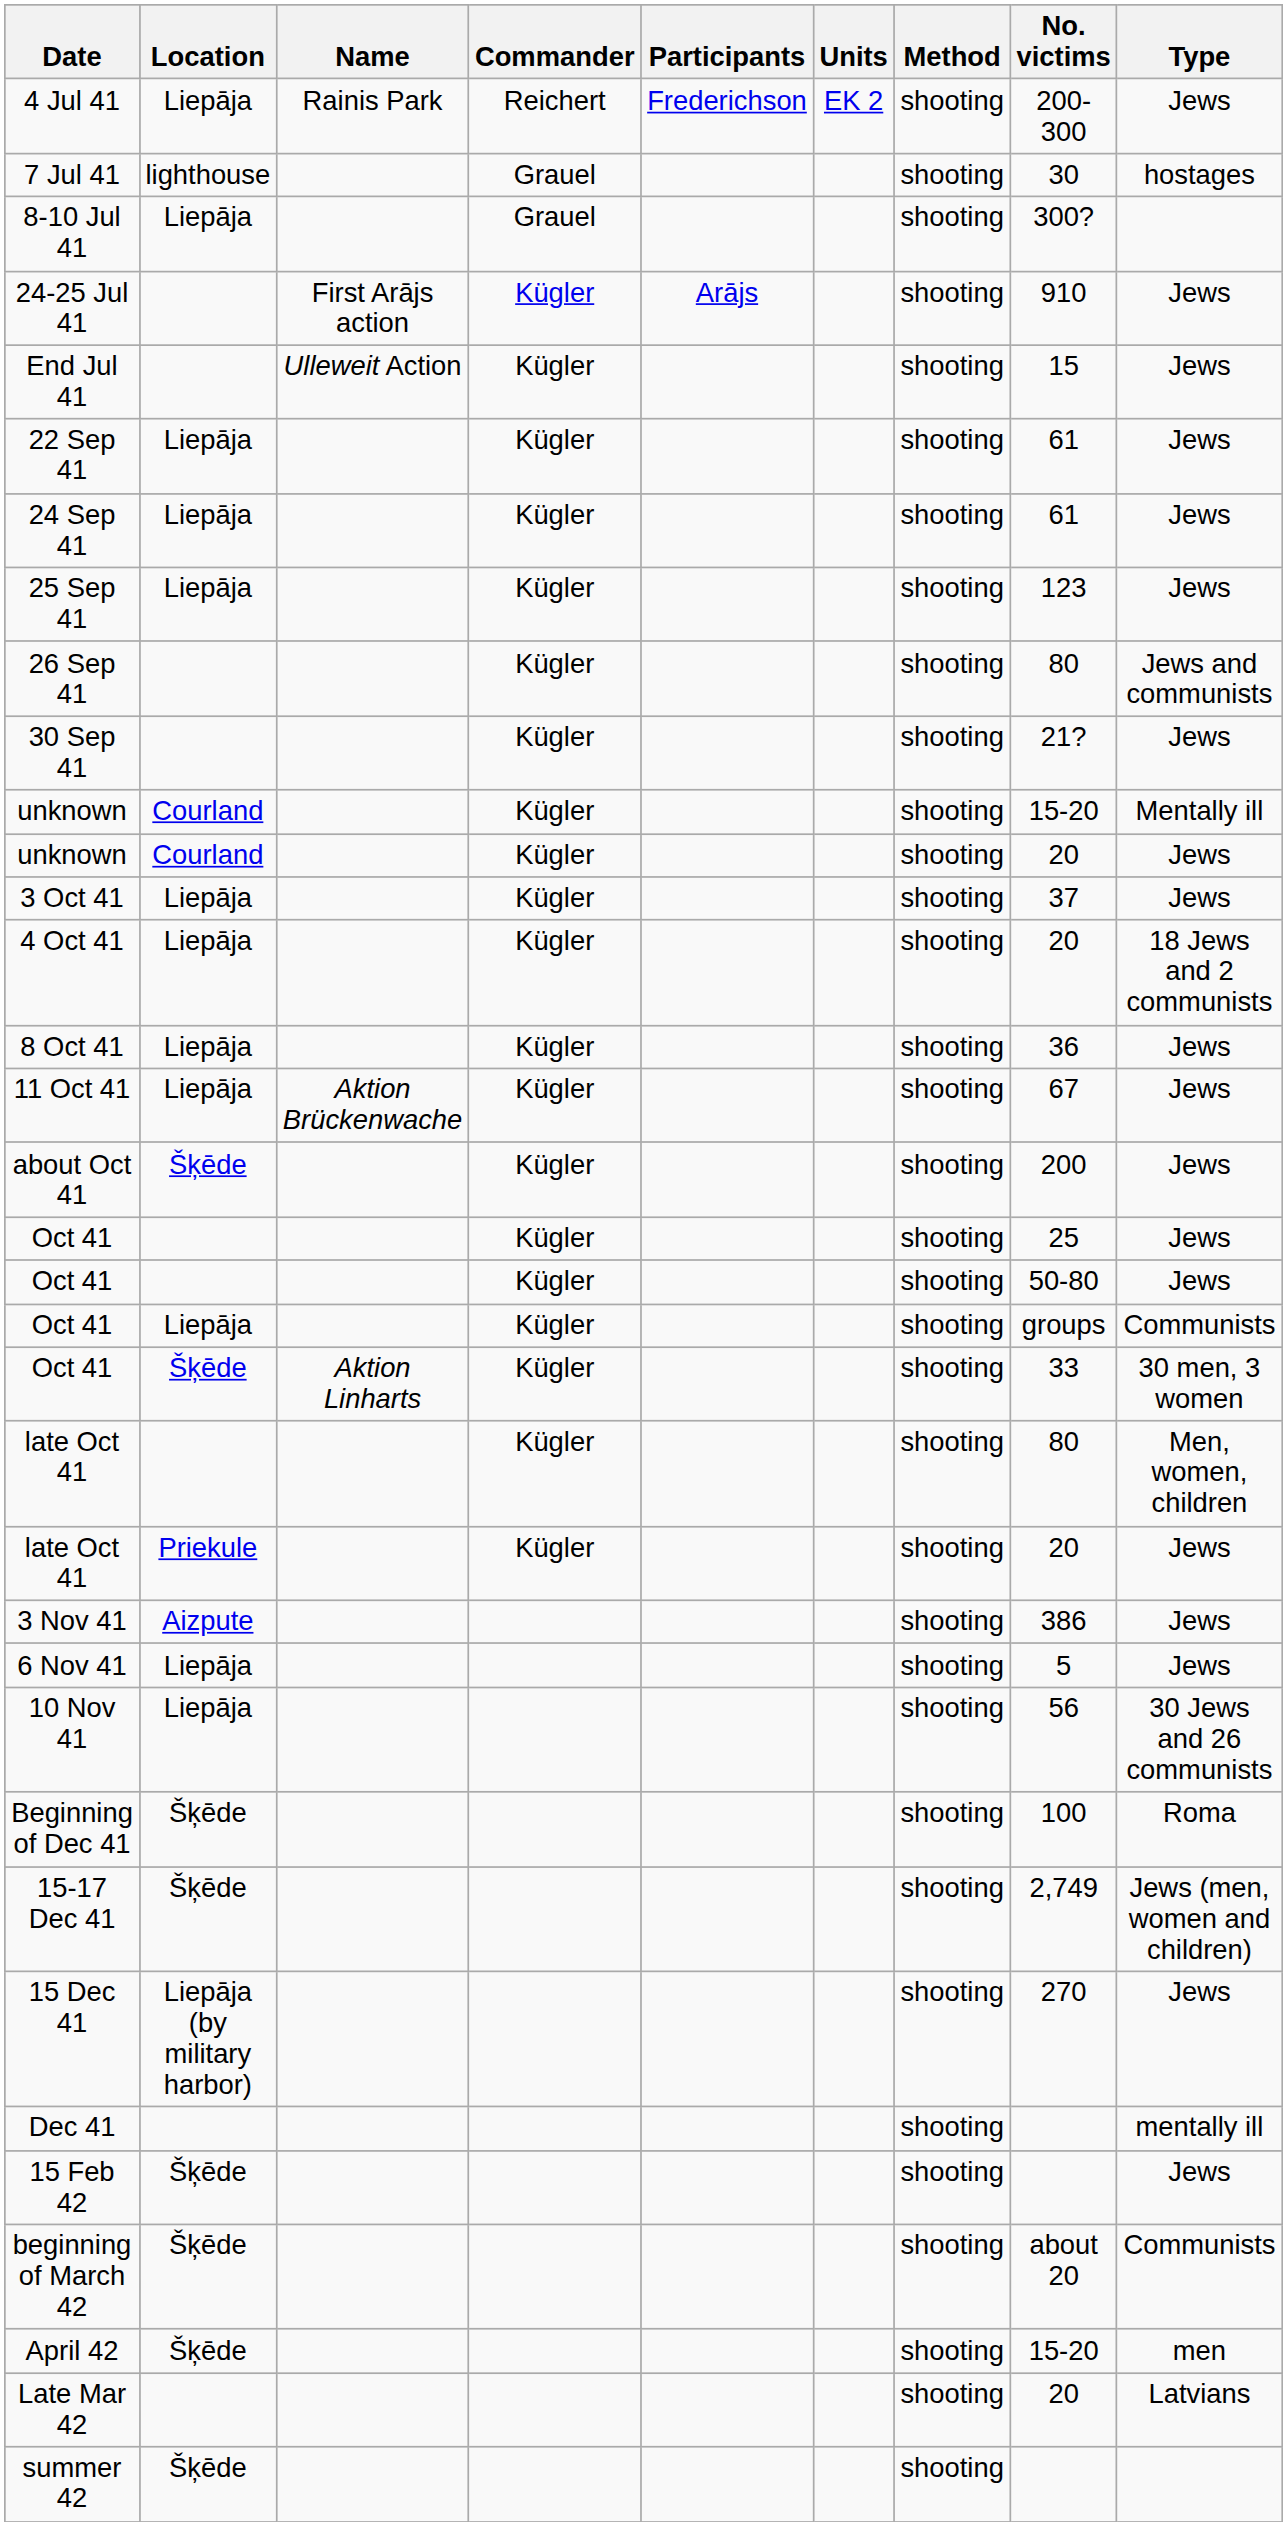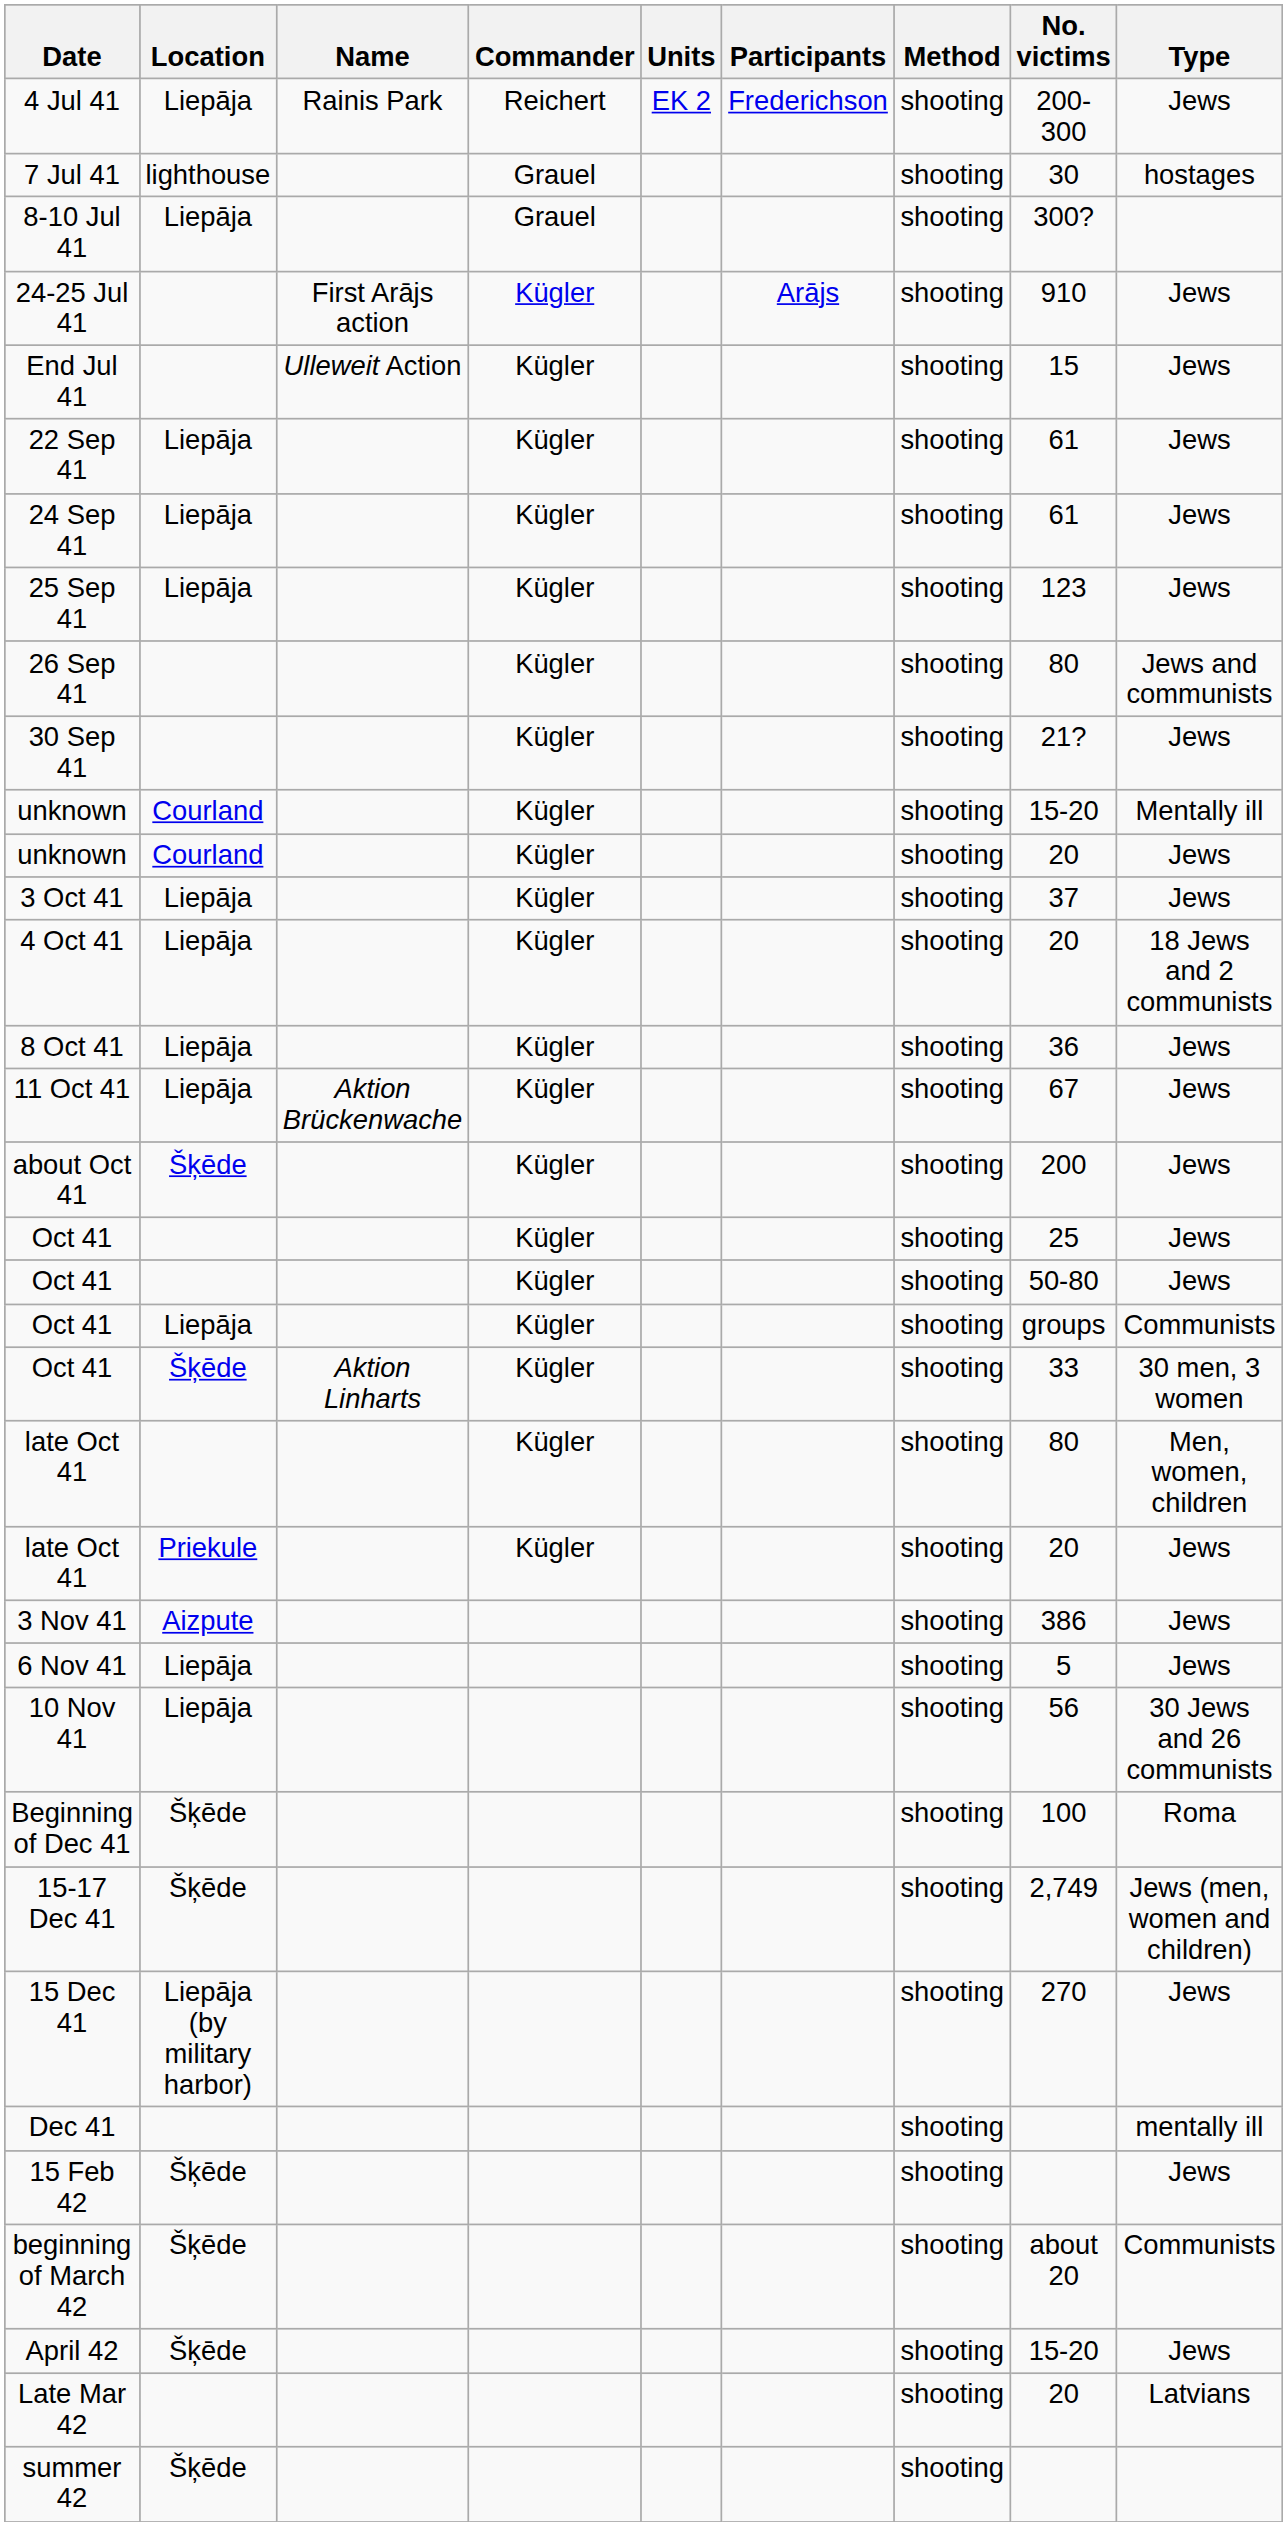columns swapped: (727, 56) <-> (854, 56)
(1199, 2350) men -> (1199, 2350) Jews
